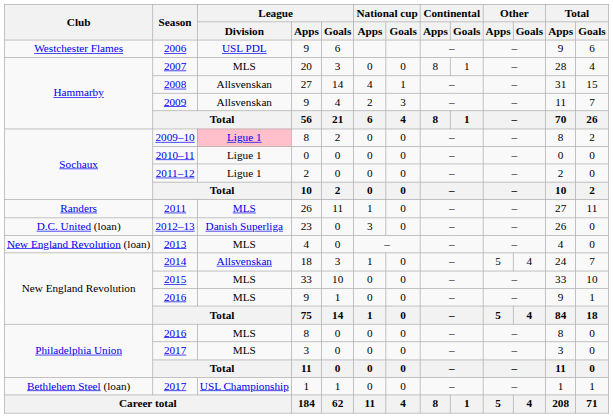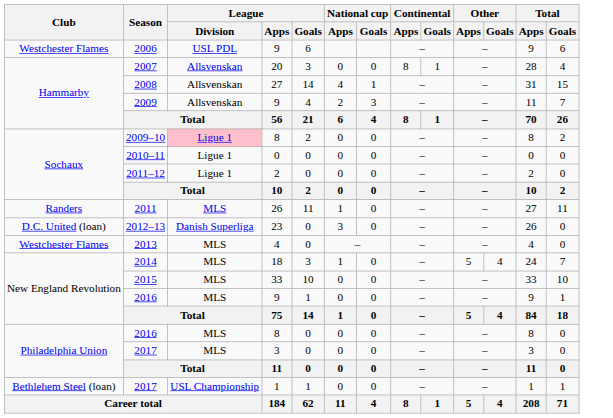(244, 66) MLS -> (215, 66) Allsvenskan
(79, 244) New England Revolution (loan) -> (64, 244) Westchester Flames
(244, 262) Allsvenskan -> (215, 262) MLS
